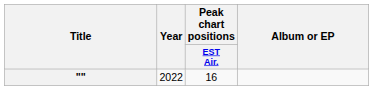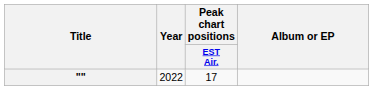(211, 77) 16 -> (211, 77) 17
